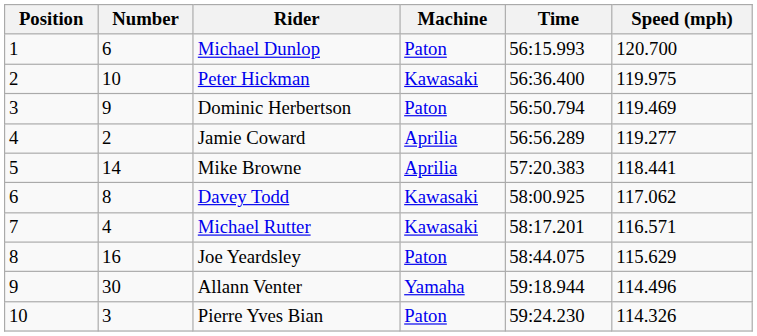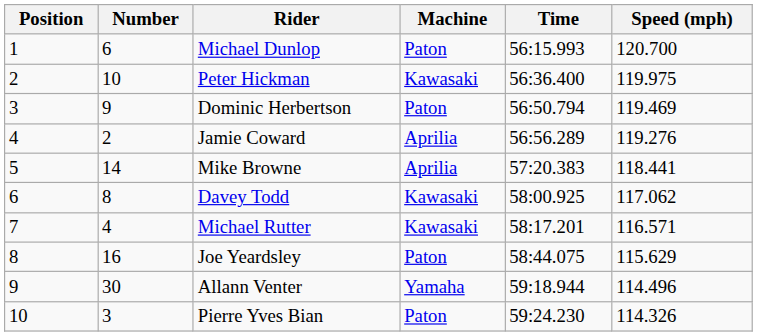(646, 138) 119.277 -> (646, 138) 119.276
